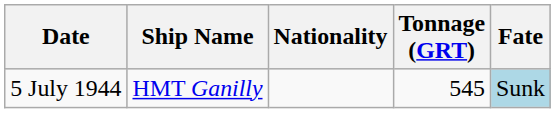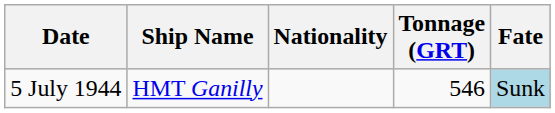(467, 88) 545 -> (467, 88) 546
